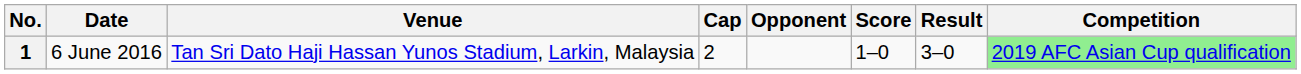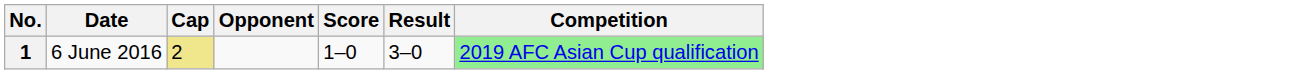- column: (433, 20)
(709, 52) no background -> (177, 52) khaki background
